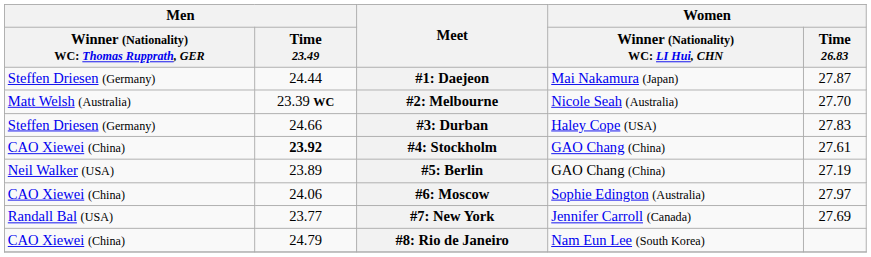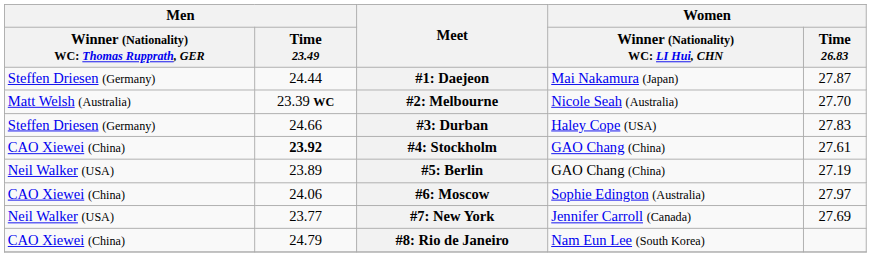(60, 217) Randall Bal (USA) -> (61, 217) Neil Walker (USA)
